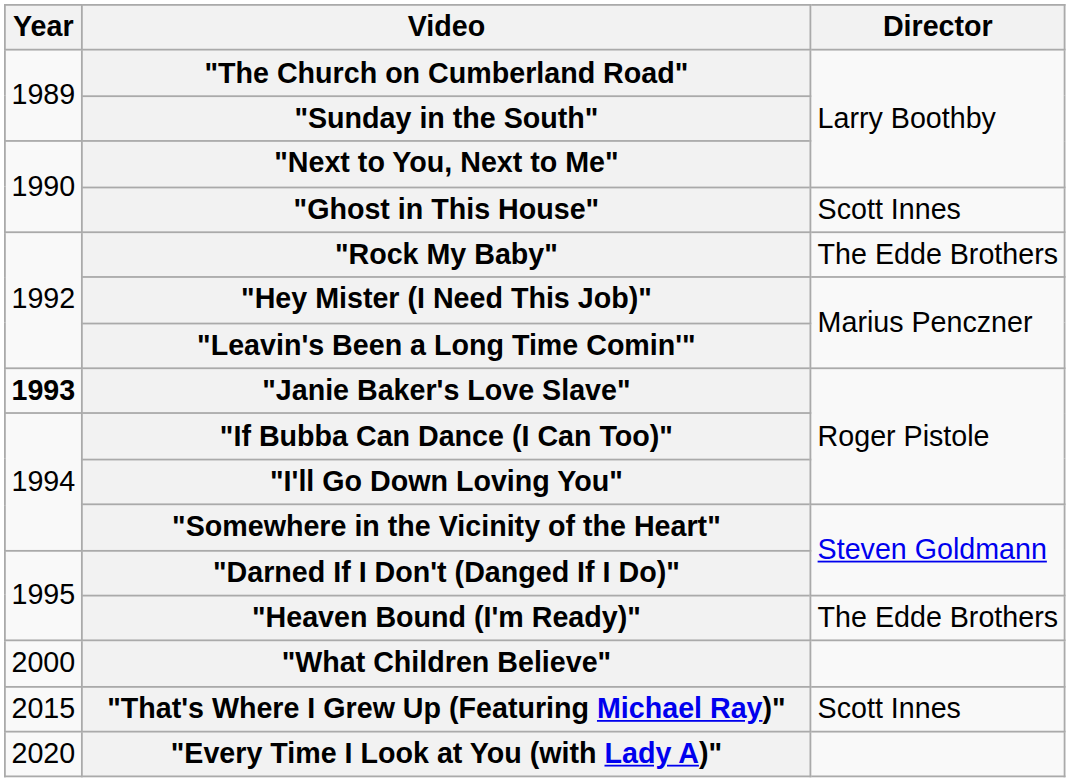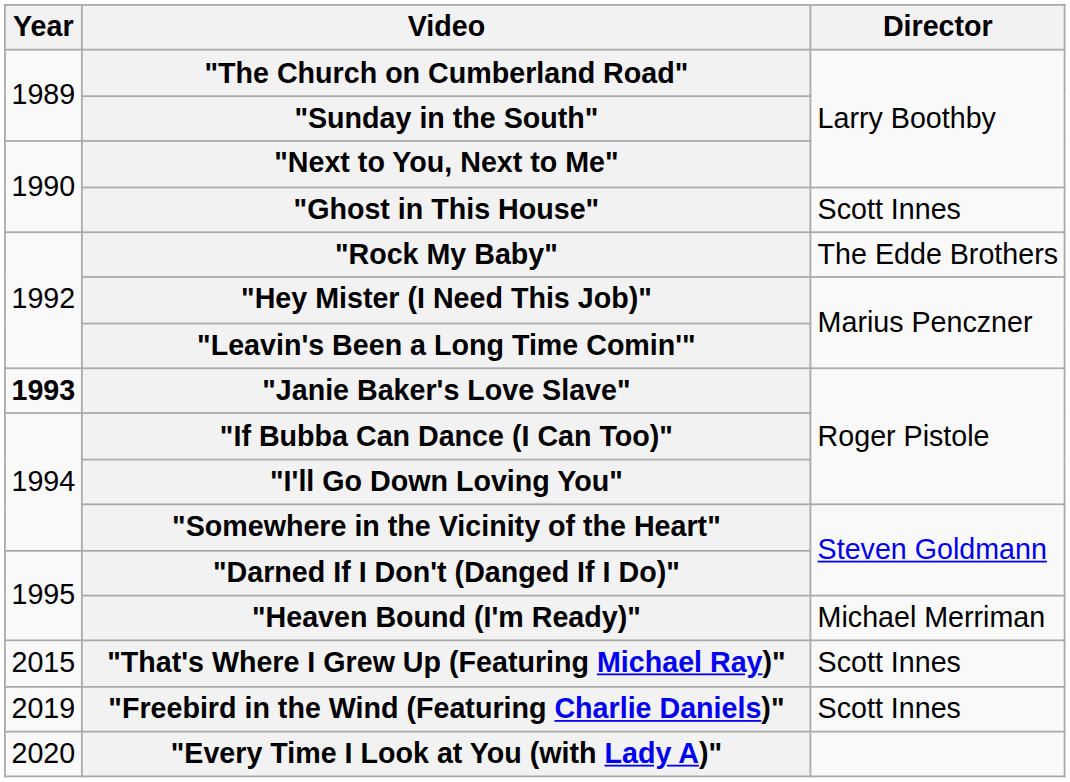(938, 617) The Edde Brothers -> (931, 617) Michael Merriman
- row: (446, 663)
+ row: (446, 708)
